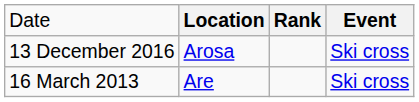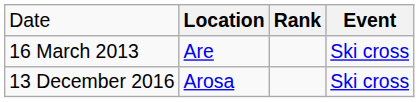rows swapped: (74, 82) <-> (92, 51)
